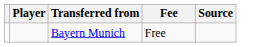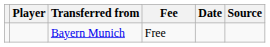+ column: (210, 13)
